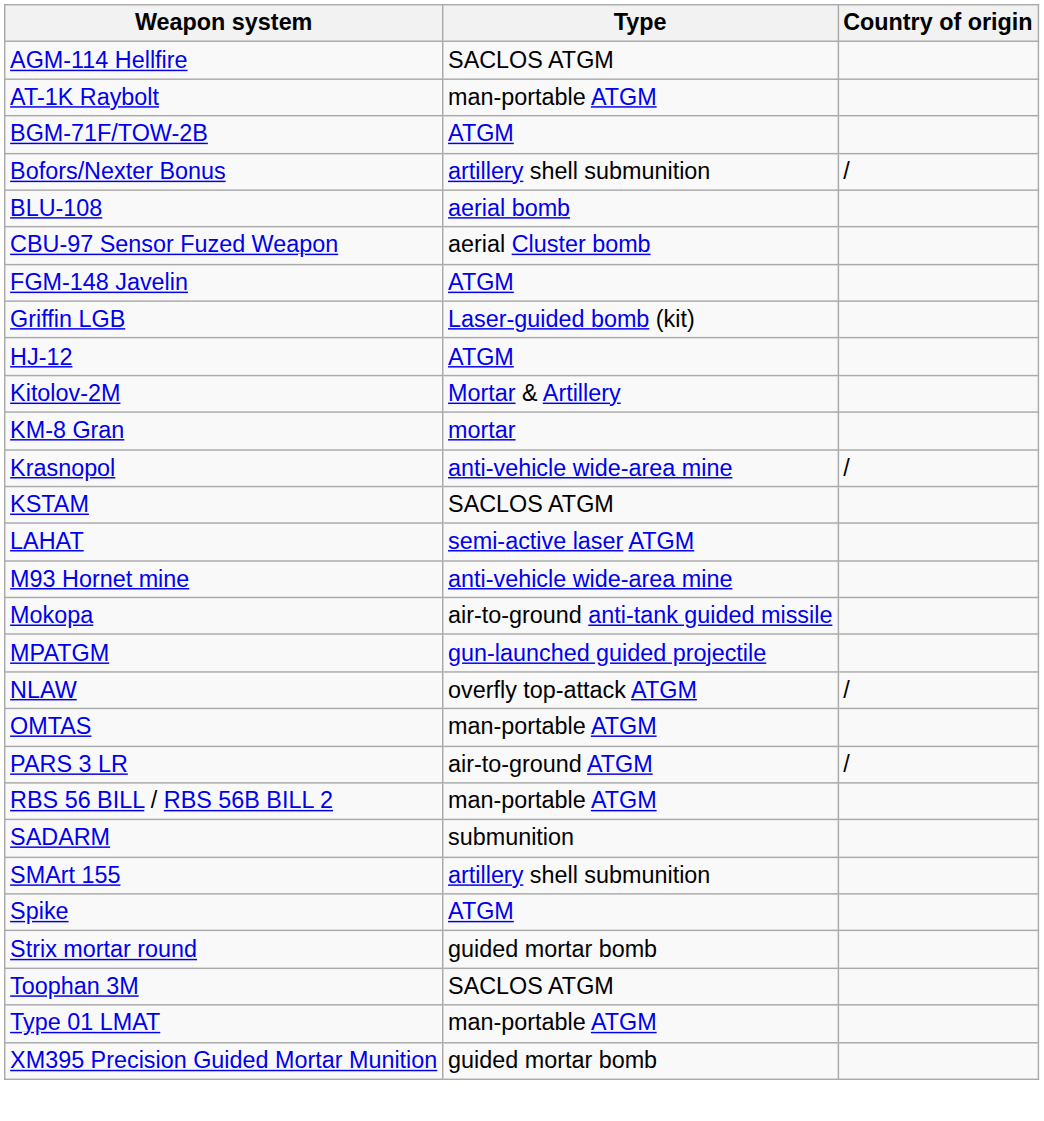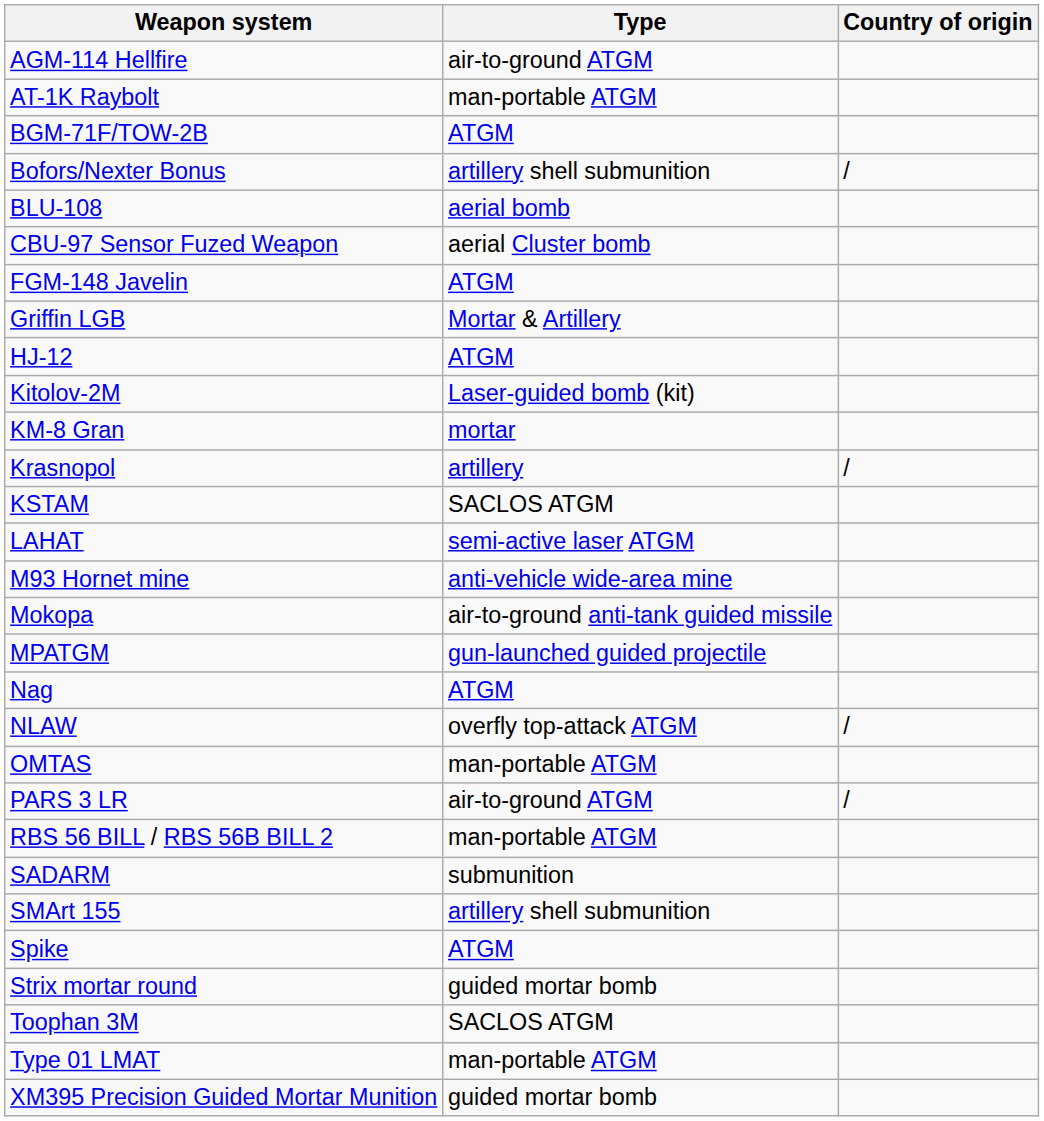(531, 60) SACLOS ATGM -> (550, 60) air-to-ground ATGM
(571, 319) Laser-guided bomb (kit) -> (534, 319) Mortar & Artillery
(534, 393) Mortar & Artillery -> (571, 393) Laser-guided bomb (kit)
(590, 467) anti-vehicle wide-area mine -> (486, 467) artillery
+ row: (32, 689)
